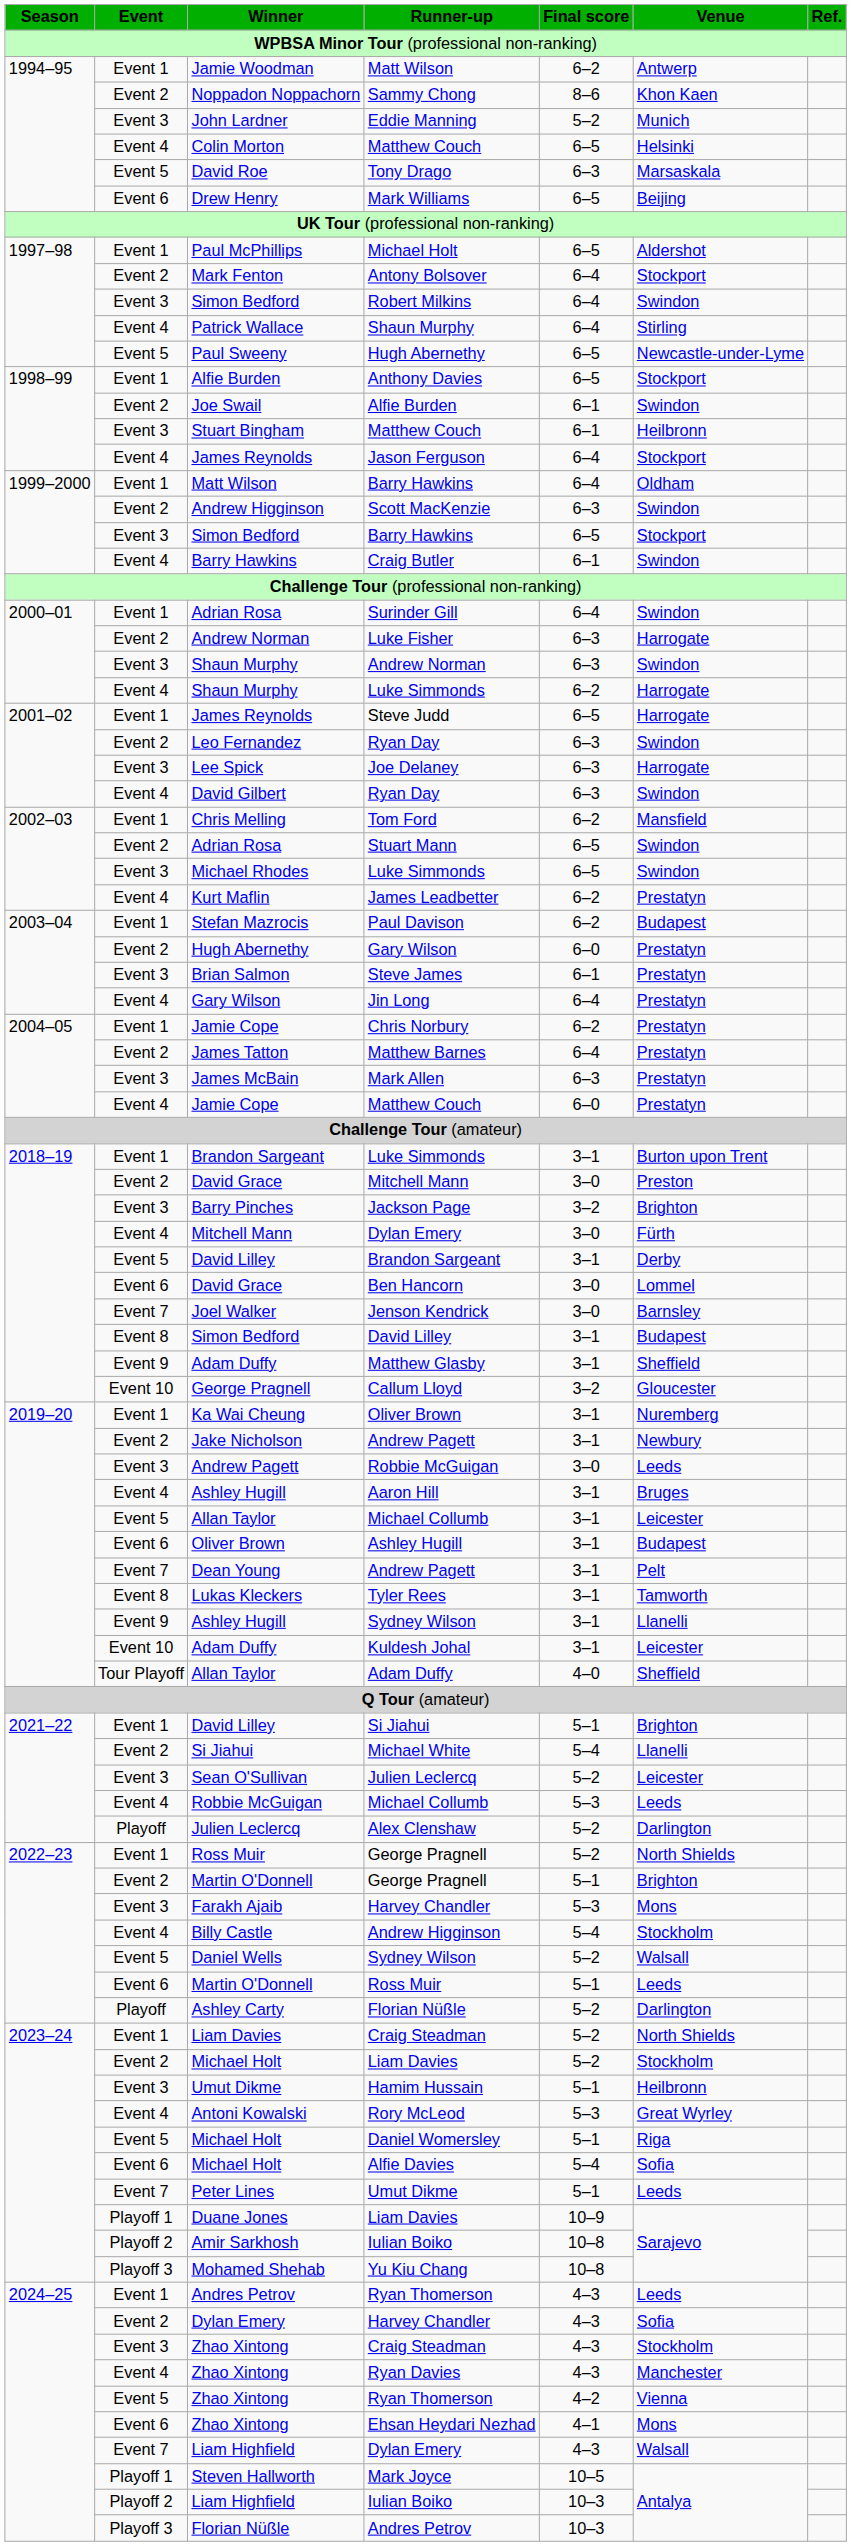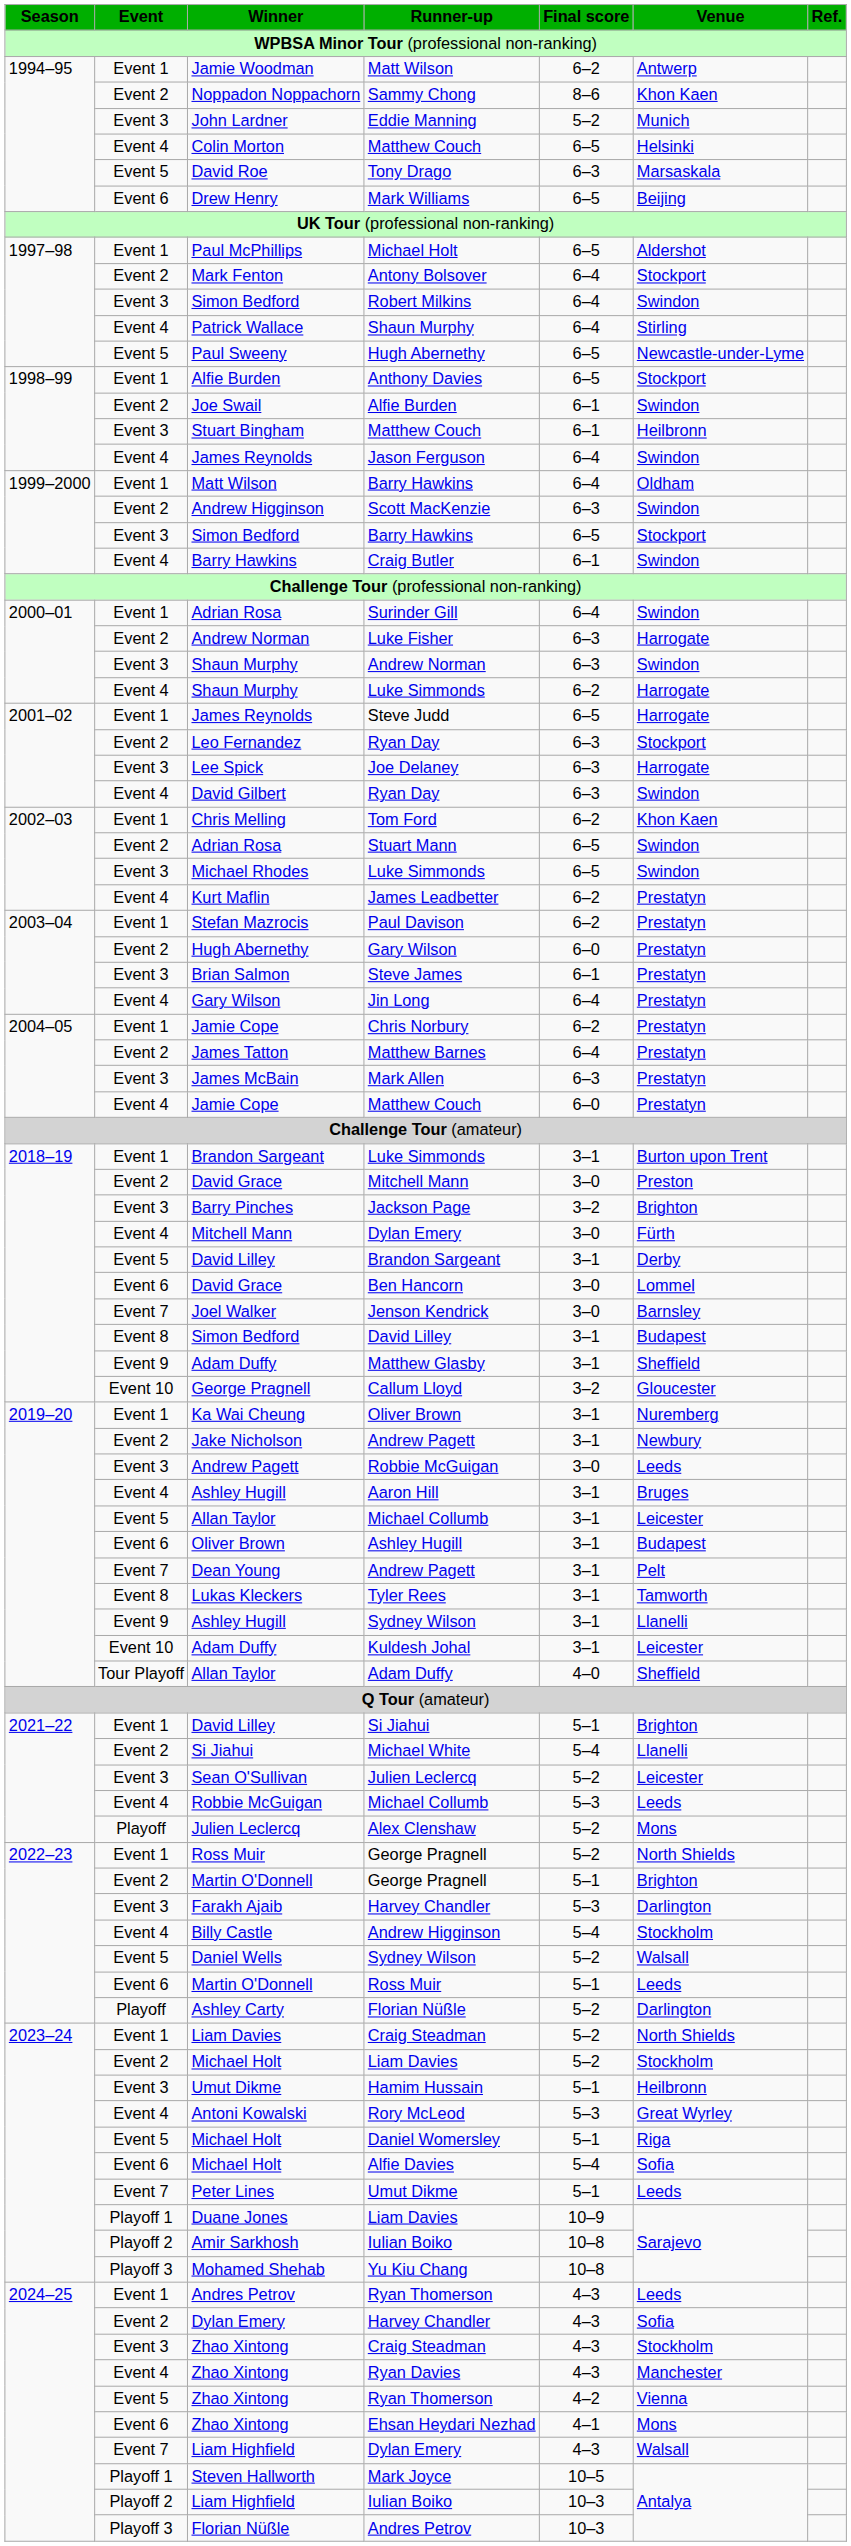(671, 457) Stockport -> (668, 457) Swindon
(668, 742) Swindon -> (671, 742) Stockport
(672, 819) Mansfield -> (677, 819) Khon Kaen
(671, 923) Budapest -> (671, 923) Prestatyn
(674, 1829) Darlington -> (657, 1829) Mons
(657, 1906) Mons -> (674, 1906) Darlington
